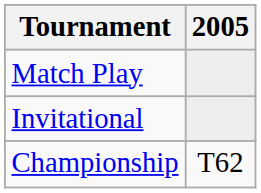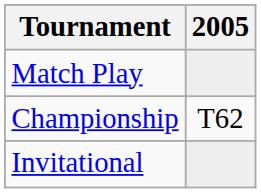rows swapped: (95, 163) <-> (78, 118)
